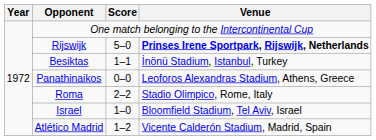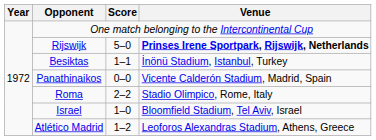(248, 78) Leoforos Alexandras Stadium, Athens, Greece -> (237, 78) Vicente Calderón Stadium, Madrid, Spain
(237, 128) Vicente Calderón Stadium, Madrid, Spain -> (248, 128) Leoforos Alexandras Stadium, Athens, Greece
